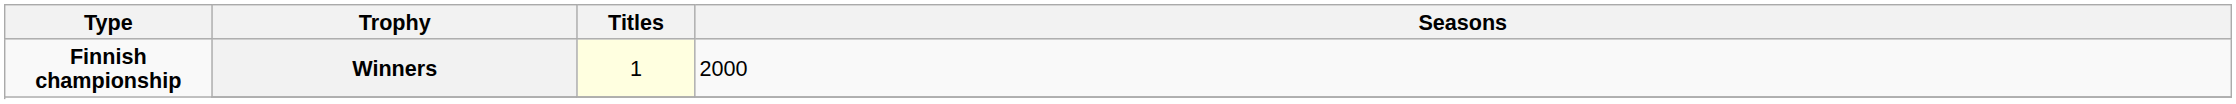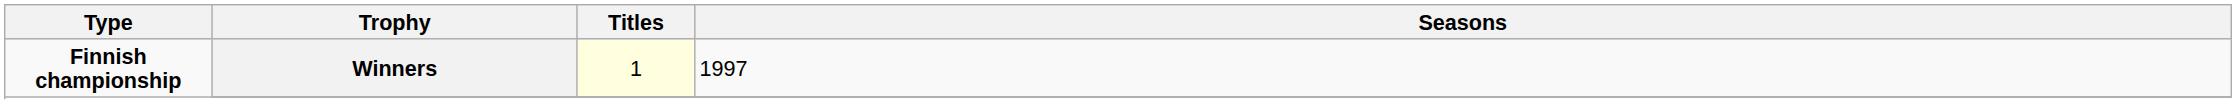(724, 68) 2000 -> (724, 68) 1997
